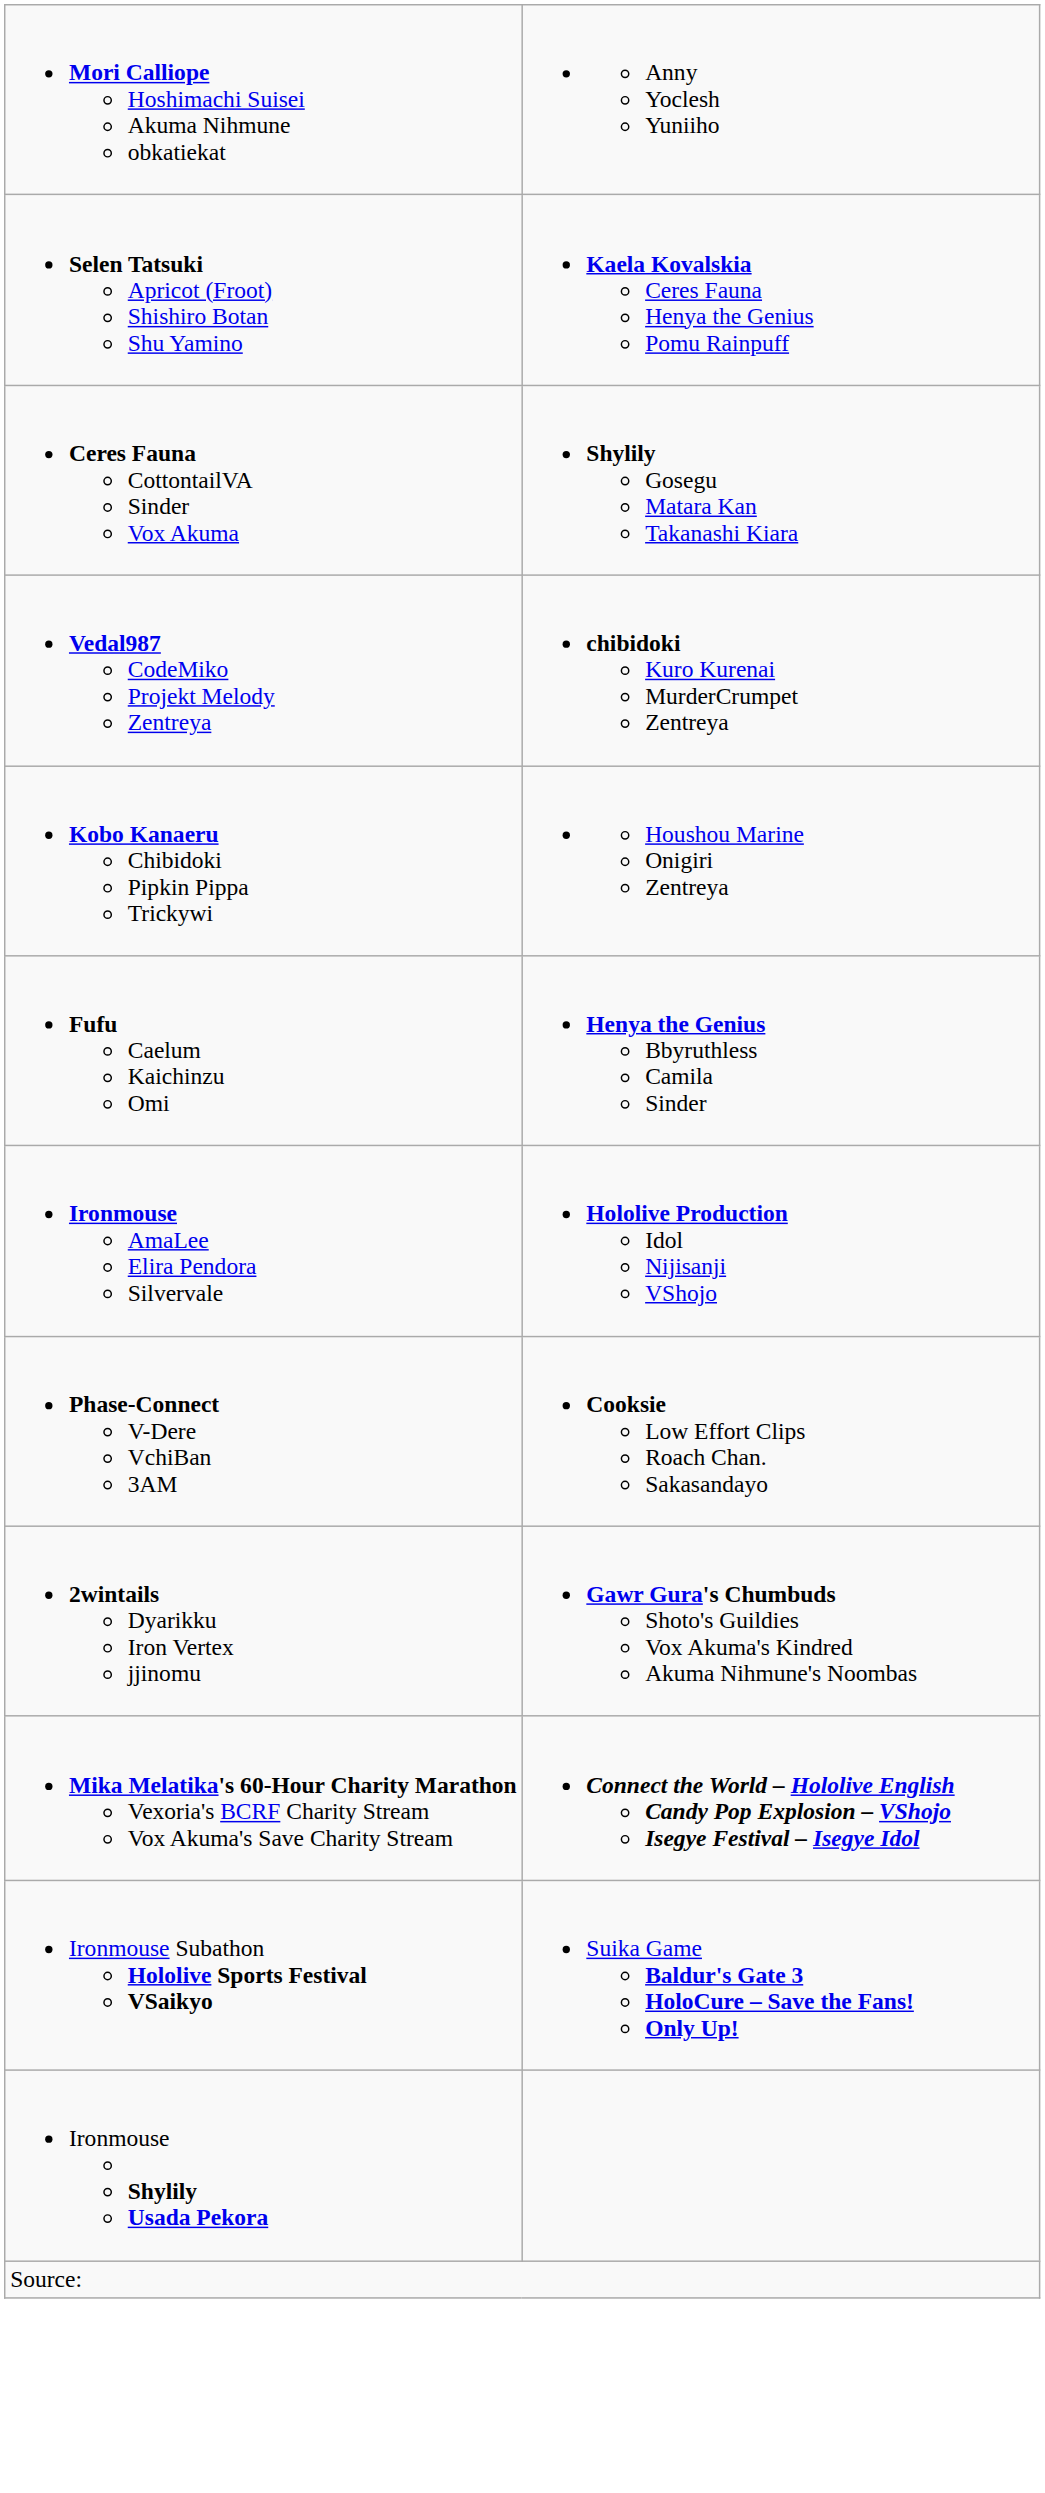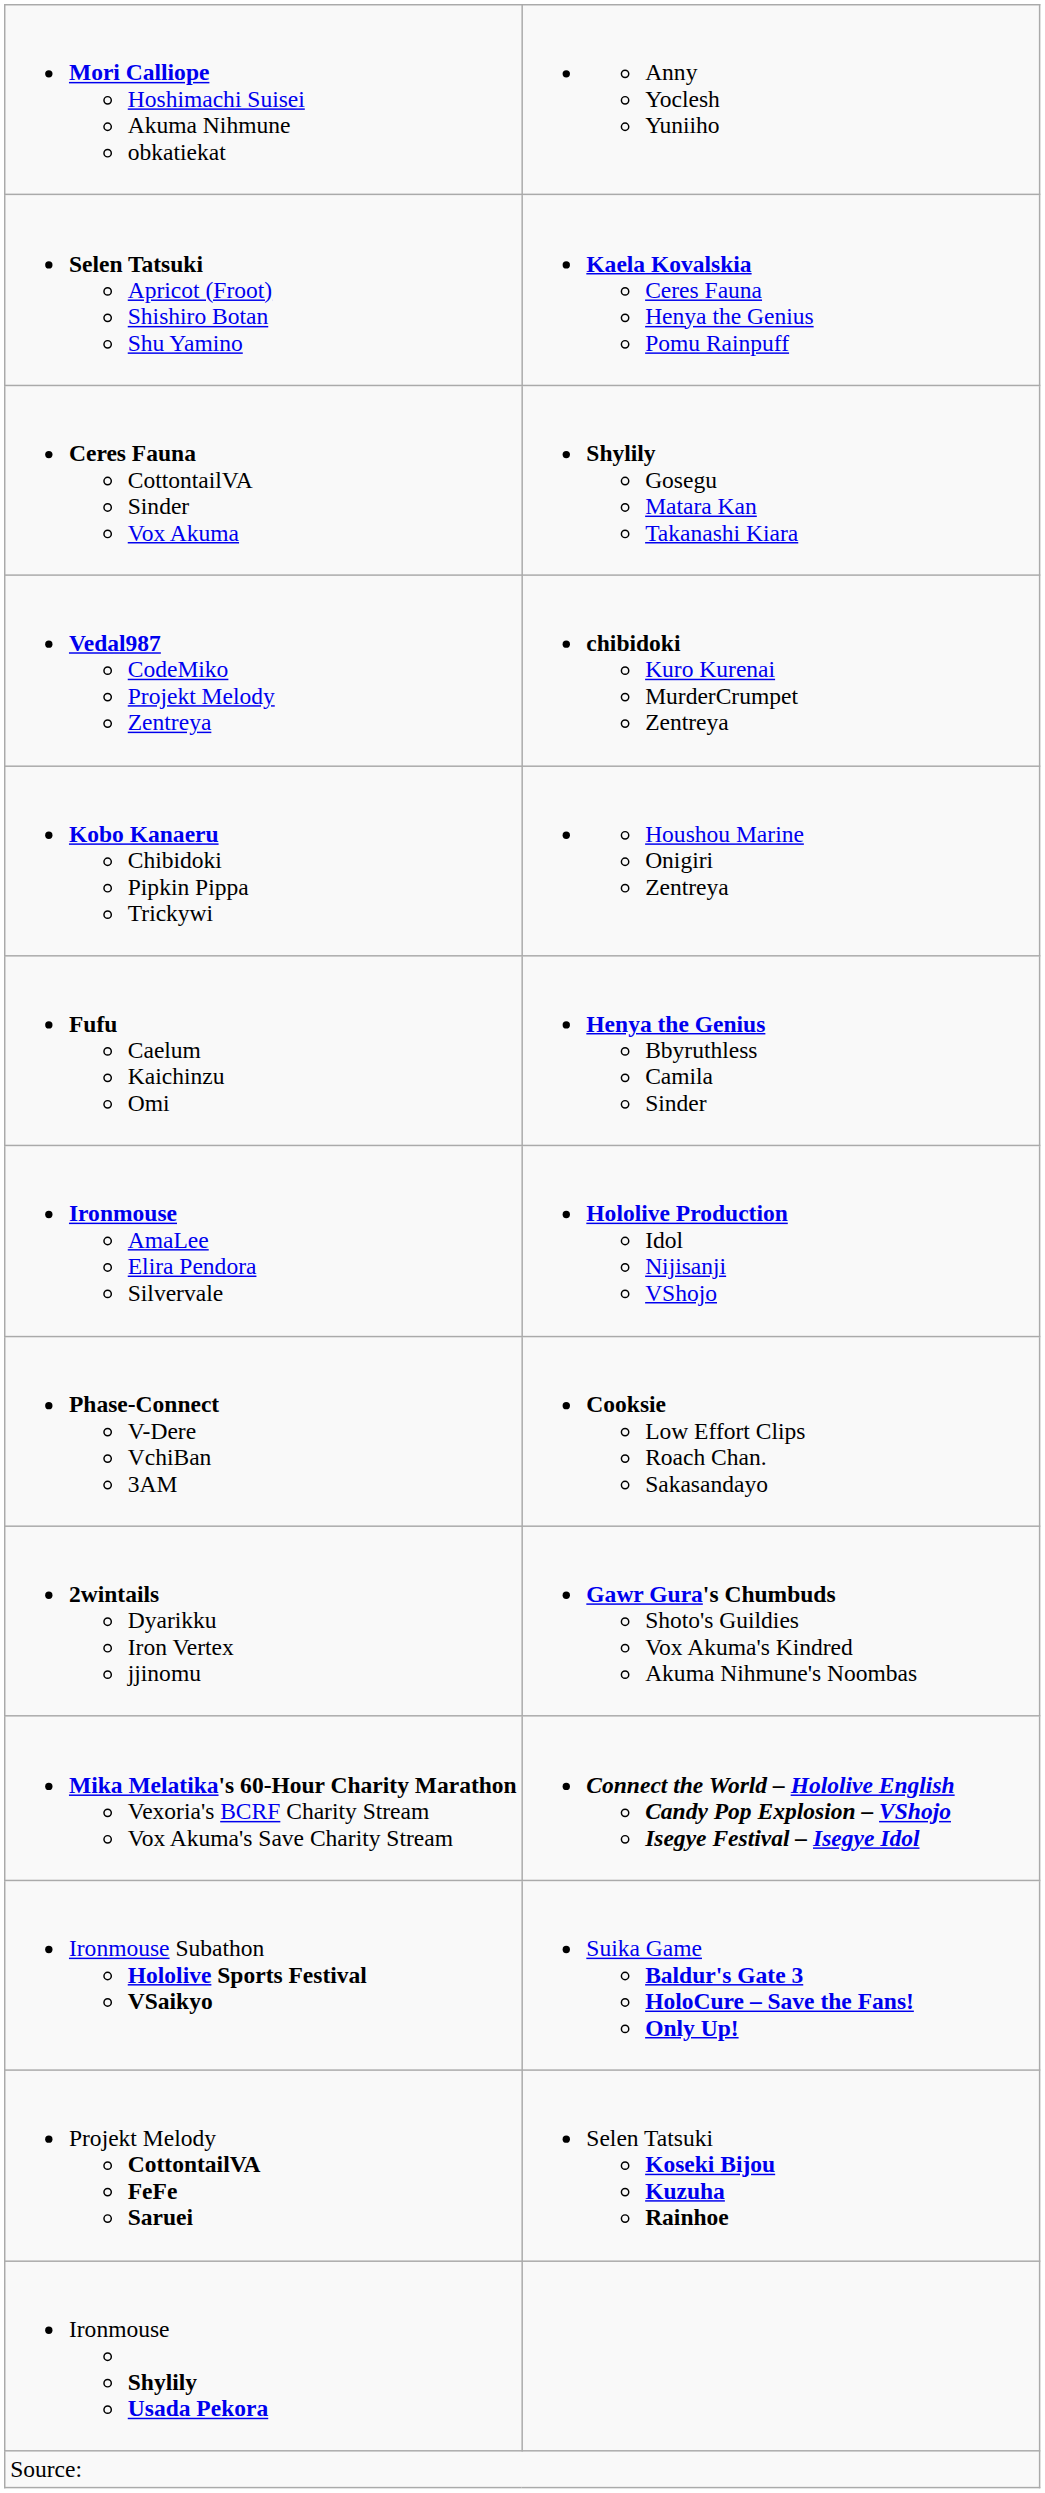+ row: (263, 2179)
